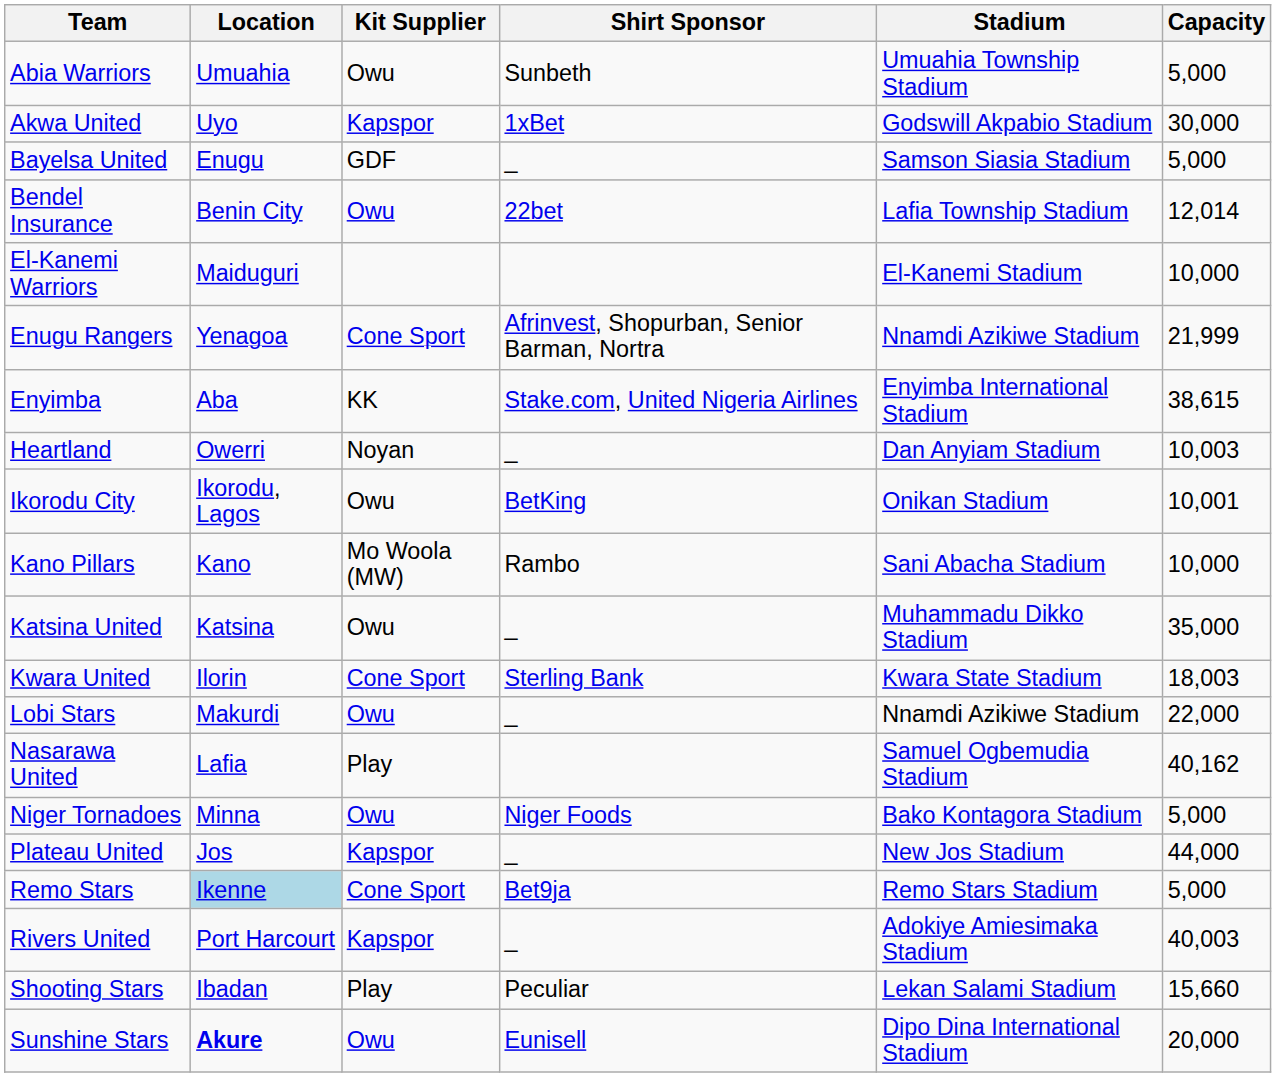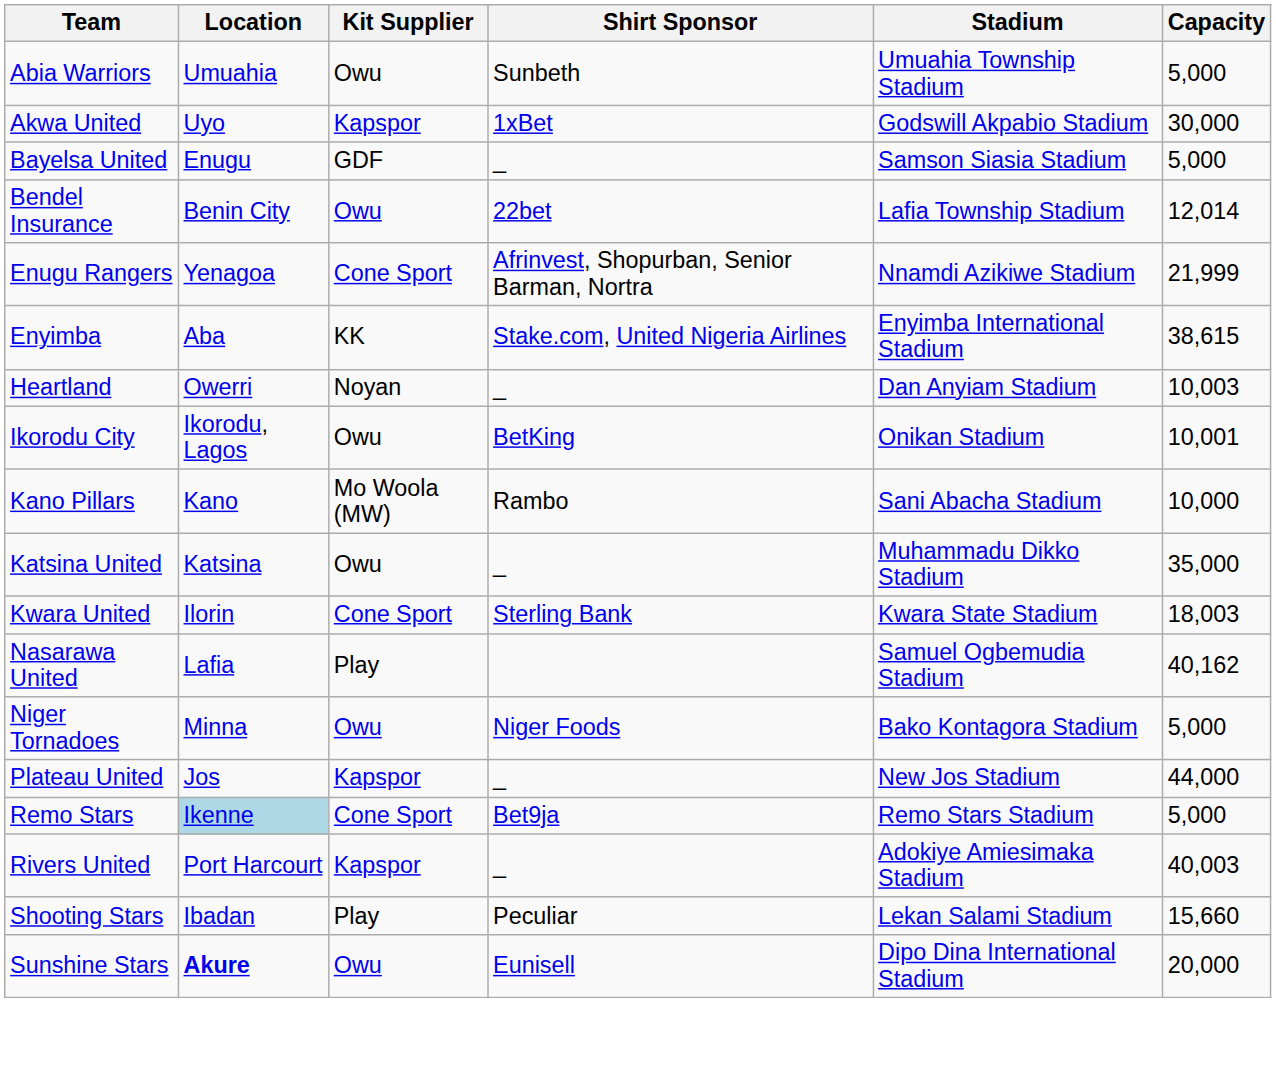- row: (64, 273)
- row: (63, 714)
